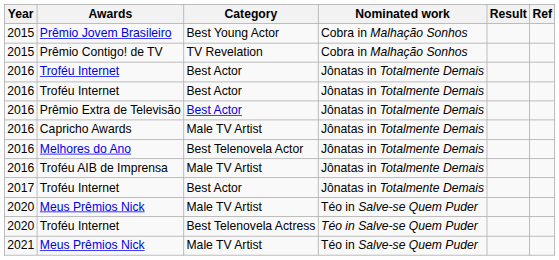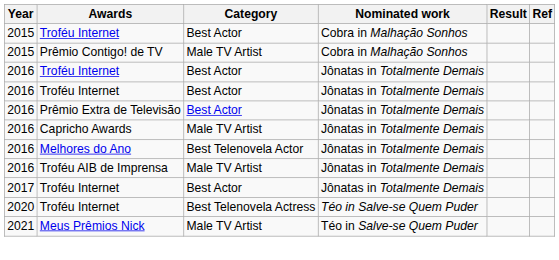+ row: (21, 33)
- row: (21, 33)
(225, 52) TV Revelation -> (224, 52) Male TV Artist
- row: (21, 206)
